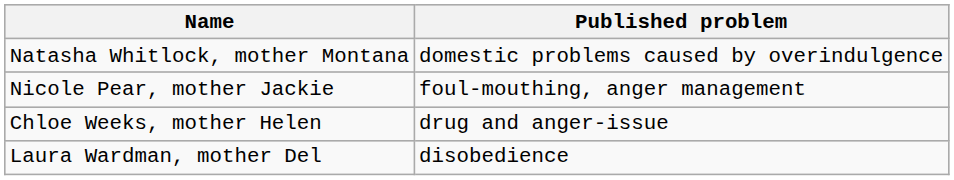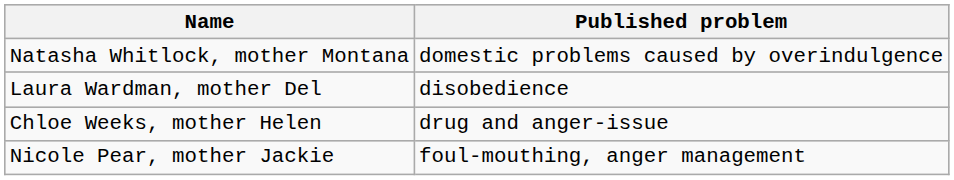rows swapped: (172, 90) <-> (166, 157)
